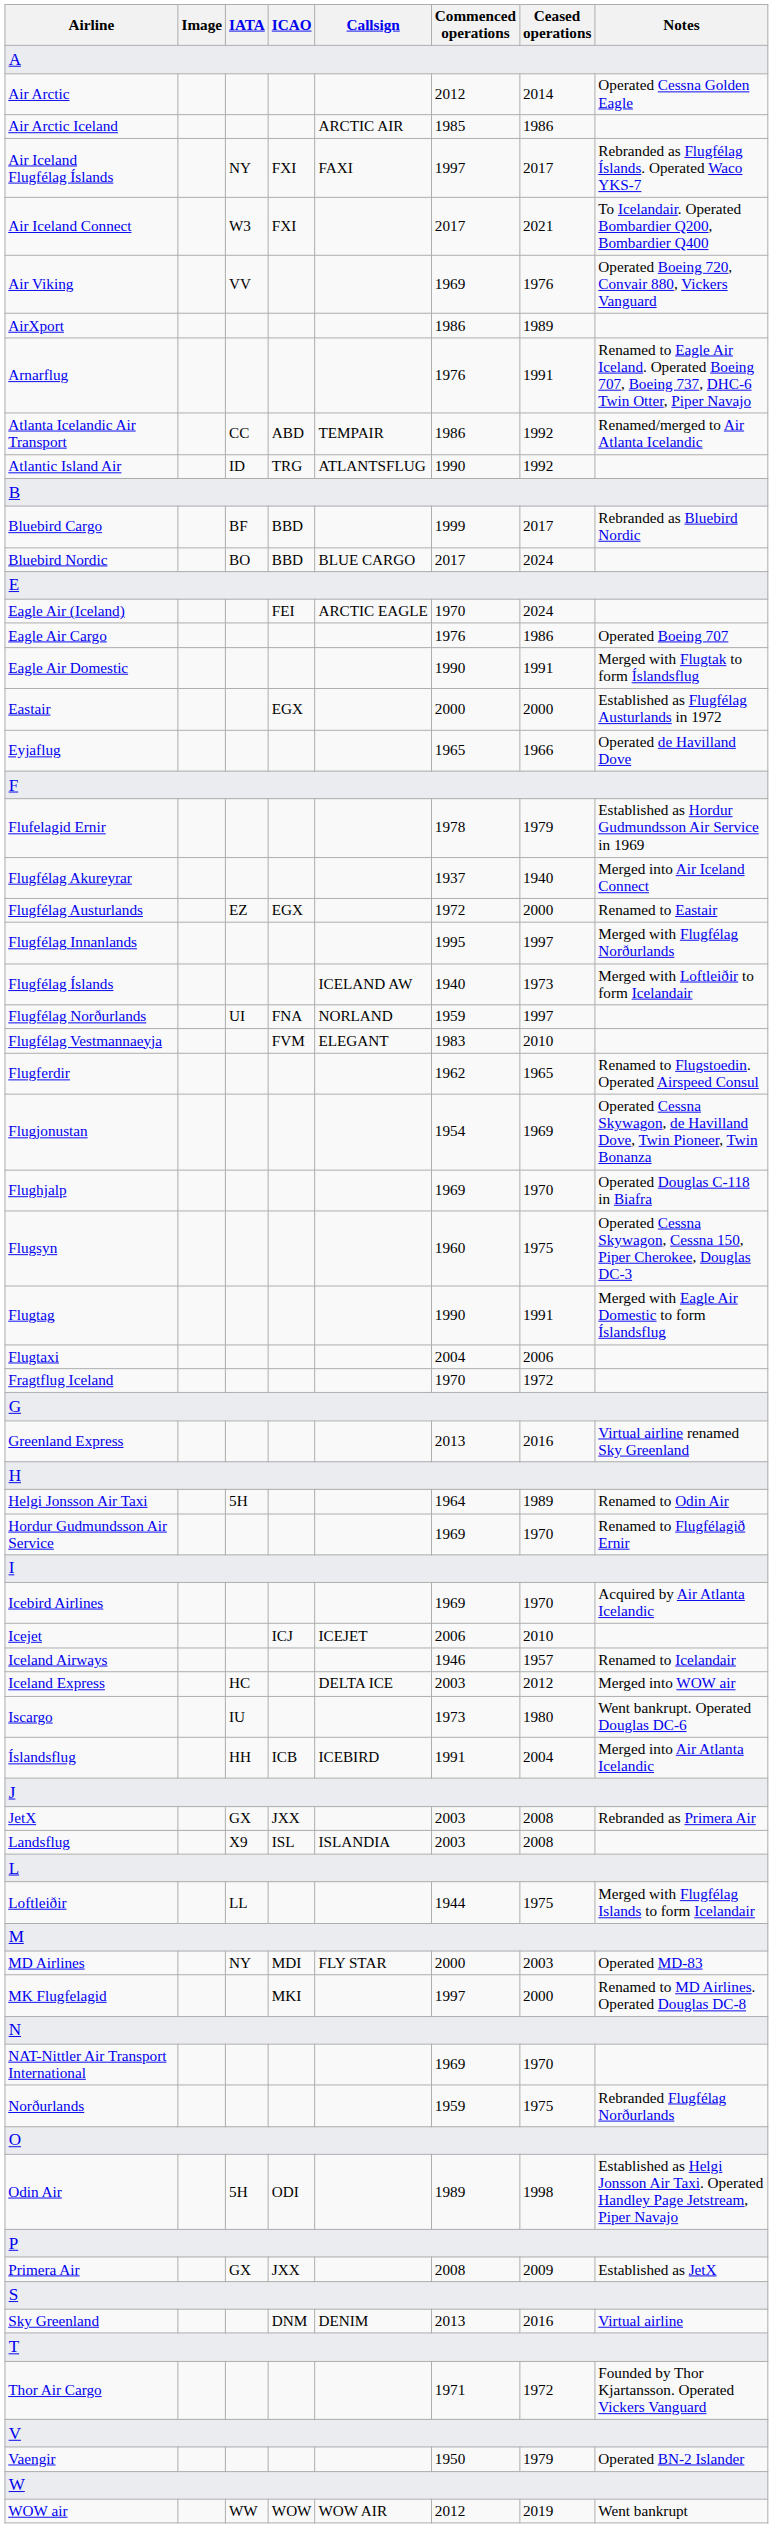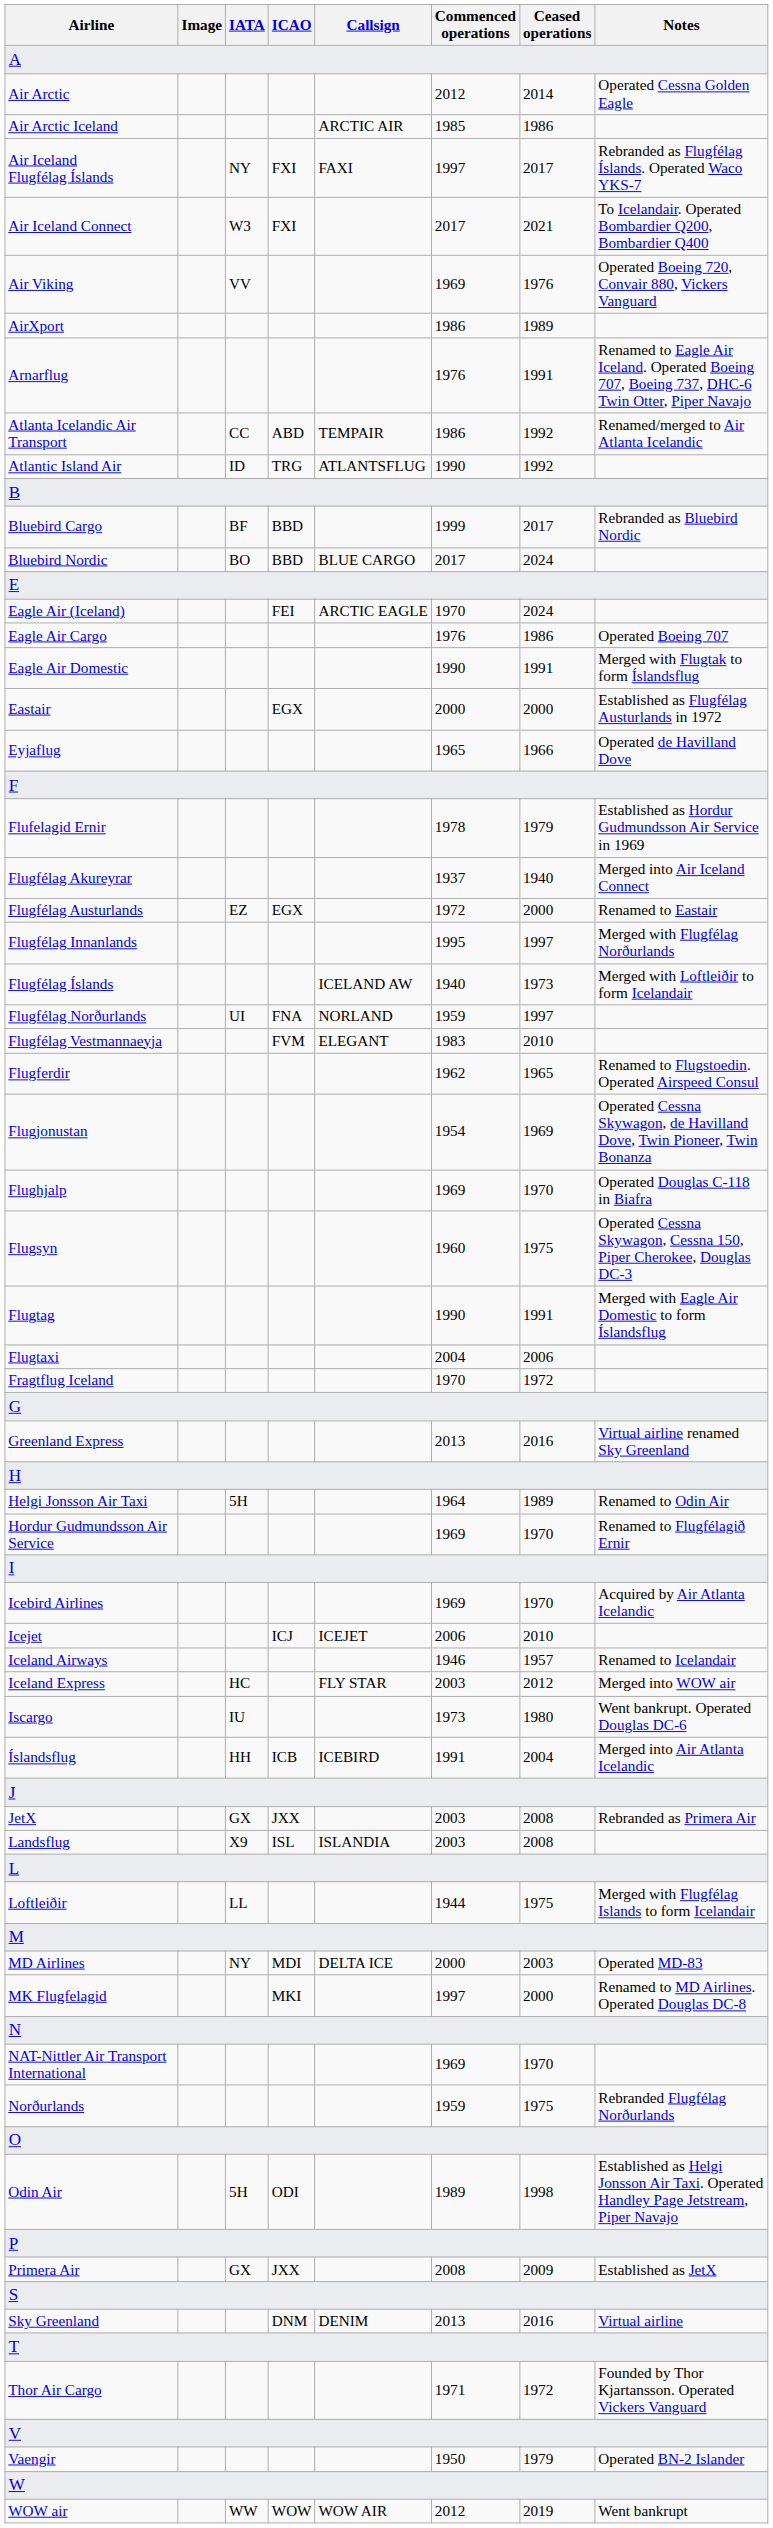(356, 1683) DELTA ICE -> (353, 1683) FLY STAR
(353, 1963) FLY STAR -> (356, 1963) DELTA ICE
